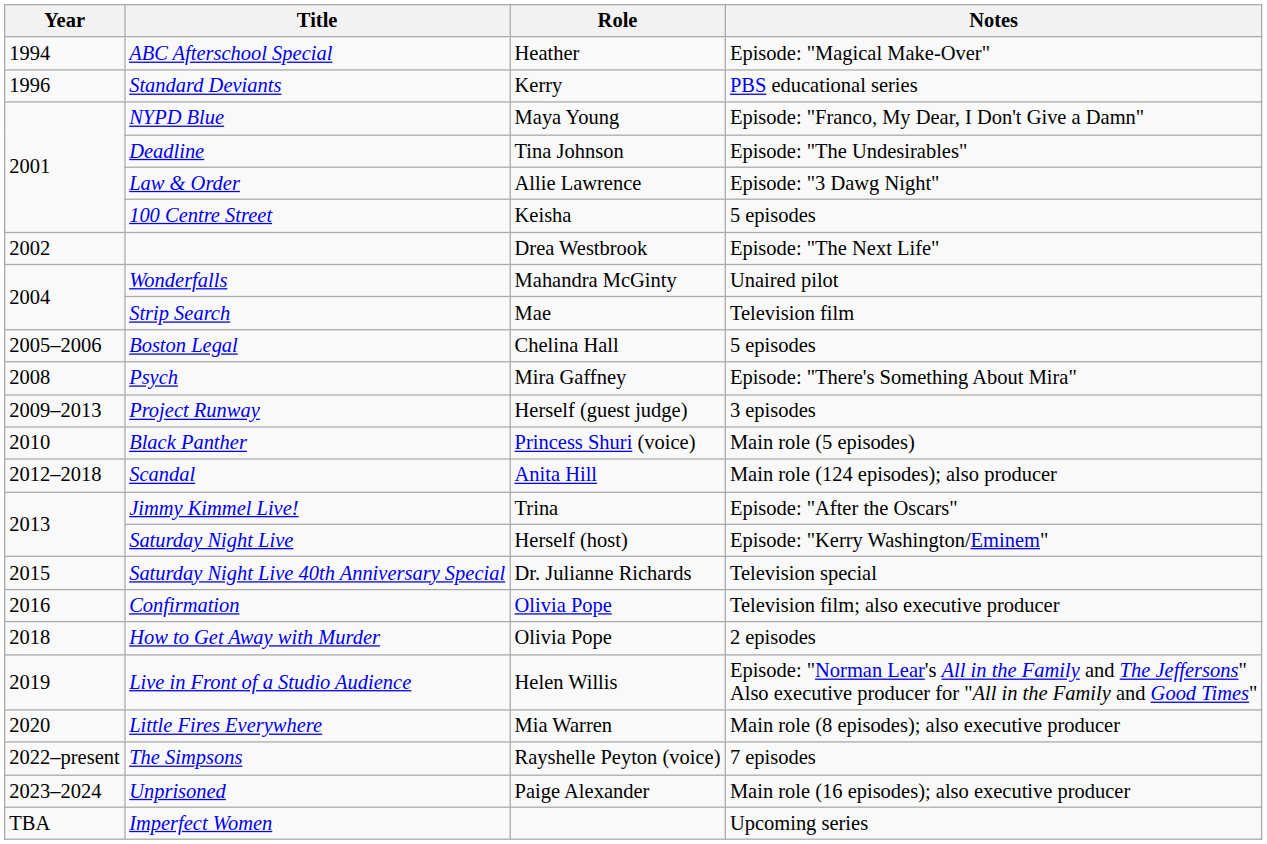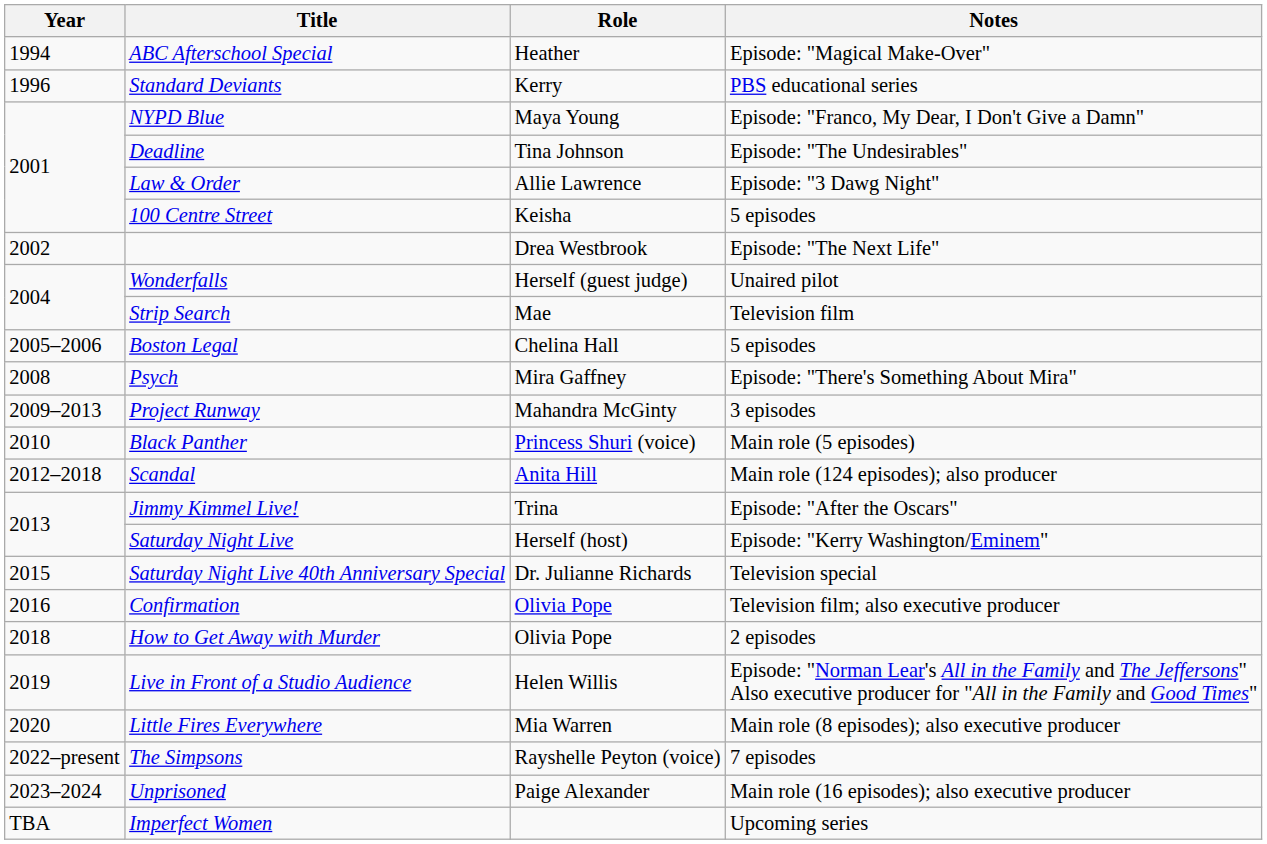(596, 280) Mahandra McGinty -> (601, 280) Herself (guest judge)
(601, 410) Herself (guest judge) -> (596, 410) Mahandra McGinty
